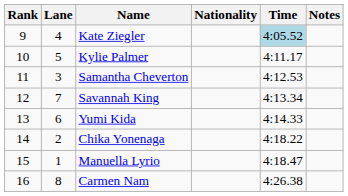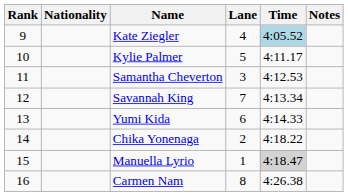columns swapped: (58, 14) <-> (226, 14)
(283, 160) no background -> (283, 160) lightgrey background
